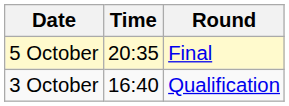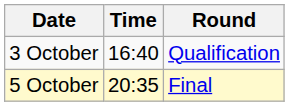rows swapped: (54, 85) <-> (54, 52)
